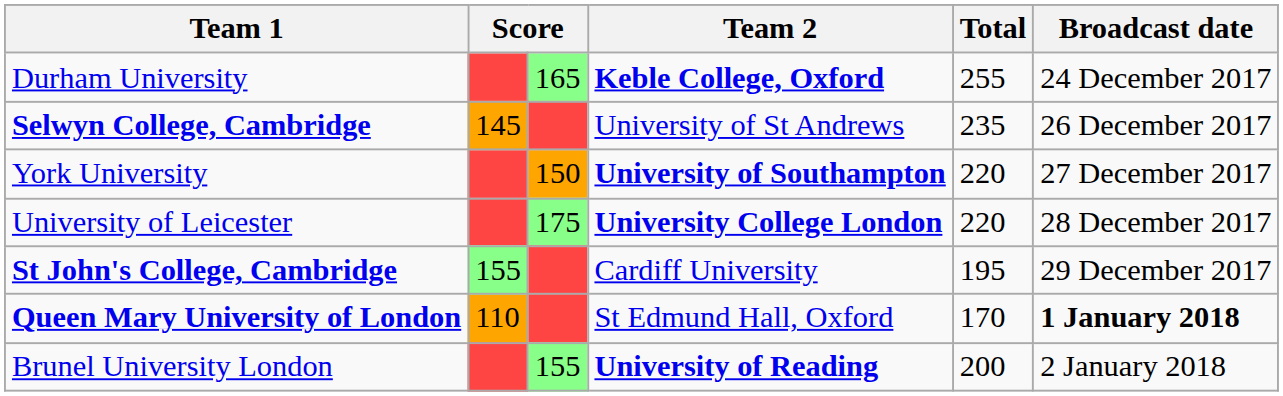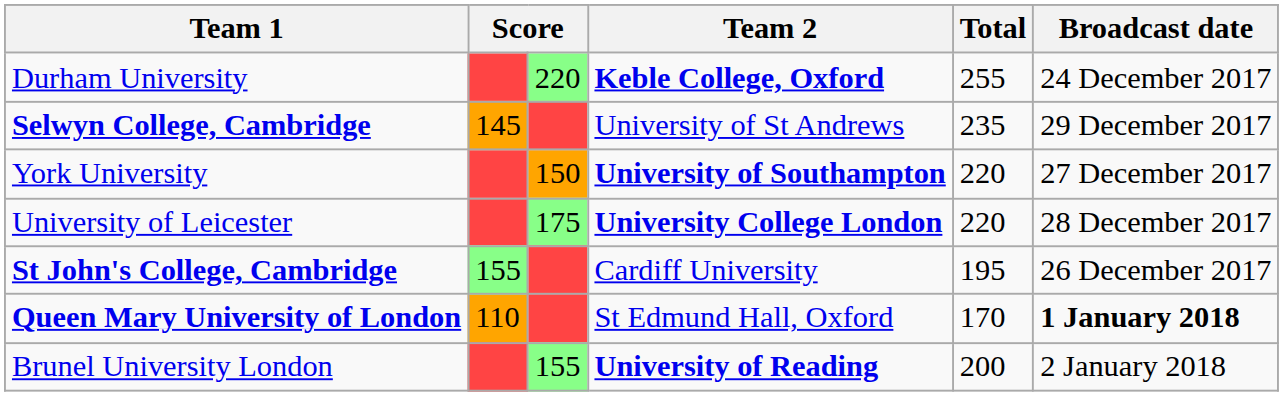(558, 76) 165 -> (558, 76) 220
(1156, 125) 26 December 2017 -> (1156, 125) 29 December 2017
(1156, 269) 29 December 2017 -> (1156, 269) 26 December 2017
